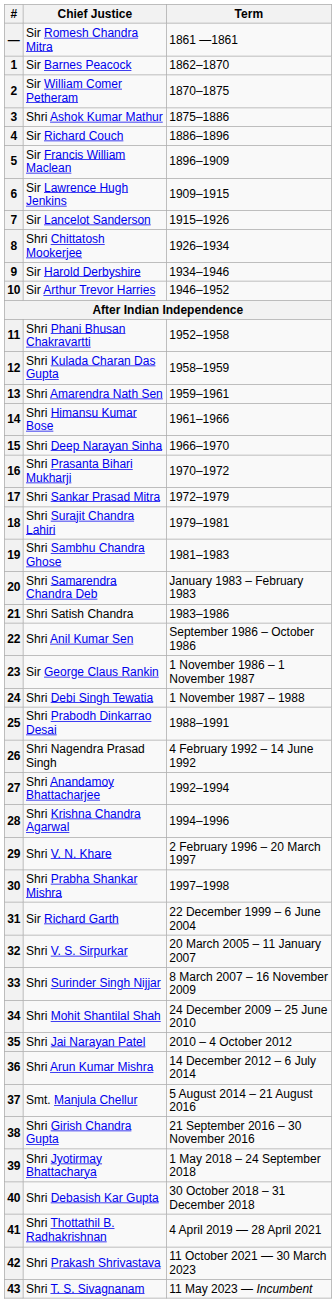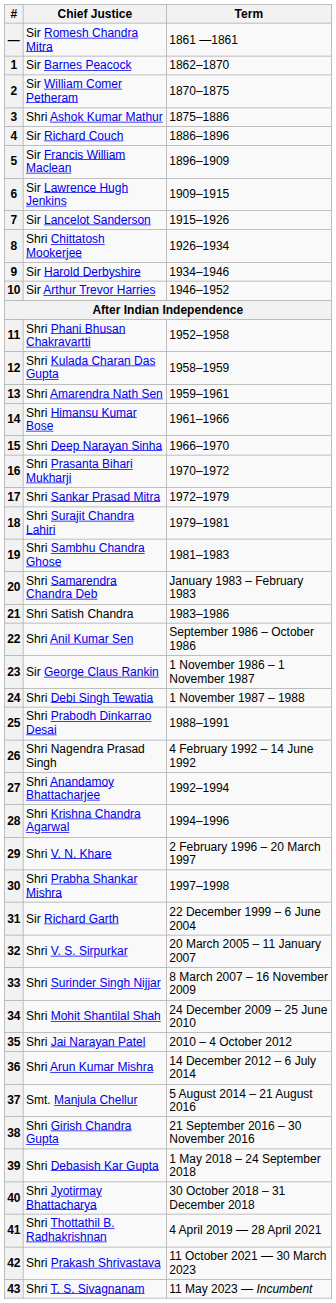(64, 1165) Shri Jyotirmay Bhattacharya -> (92, 1165) Shri Debasish Kar Gupta
(92, 1198) Shri Debasish Kar Gupta -> (64, 1198) Shri Jyotirmay Bhattacharya
